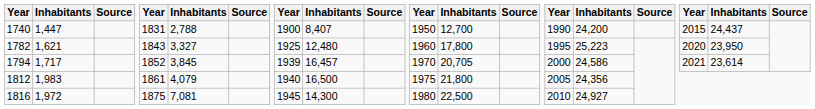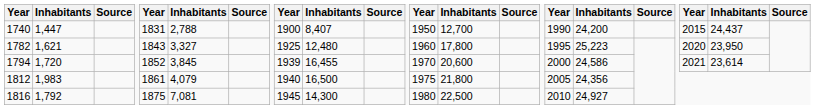(48, 63) 1,717 -> (48, 63) 1,720
(321, 63) 16,457 -> (321, 63) 16,455
(457, 63) 20,705 -> (457, 63) 20,600
(48, 96) 1,972 -> (48, 96) 1,792
